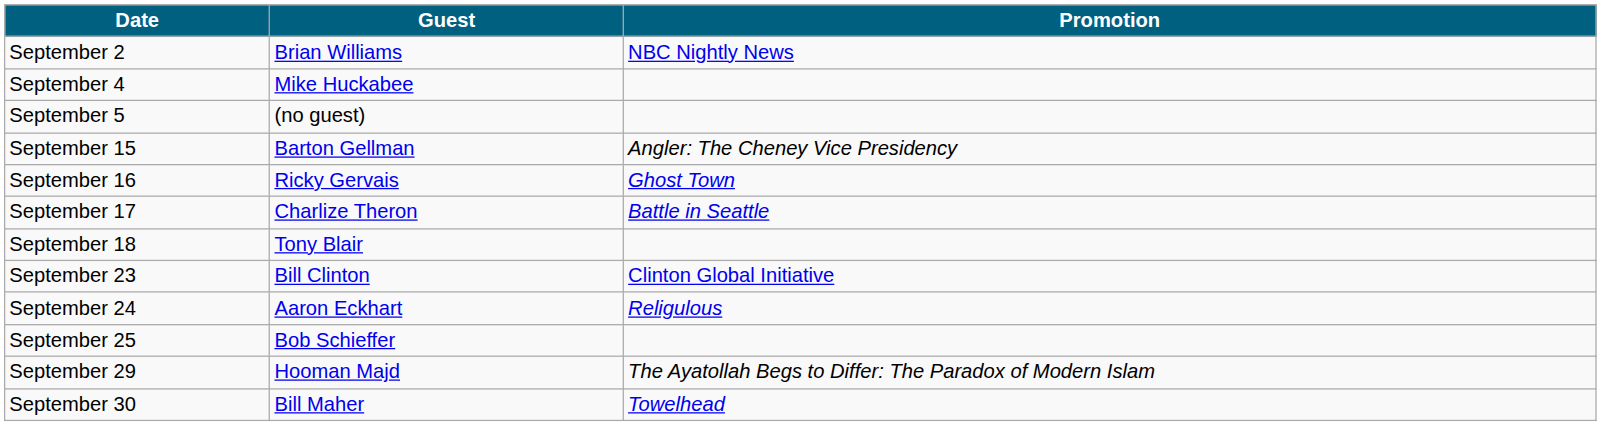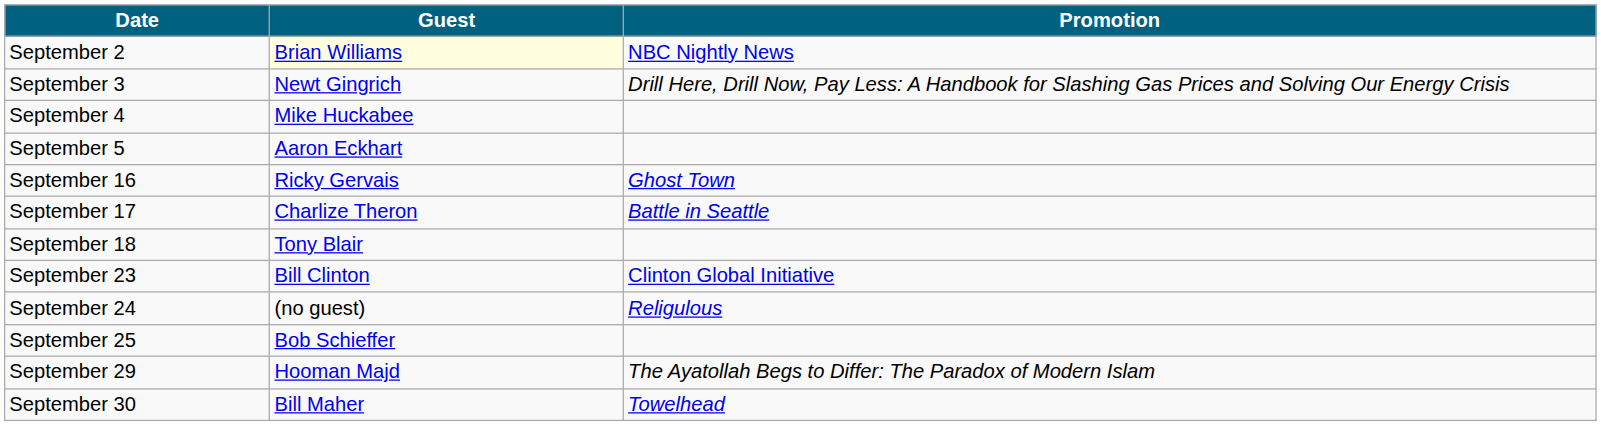(338, 52) no background -> (338, 52) lightyellow background
+ row: (67, 84)
(320, 116) (no guest) -> (338, 148) Aaron Eckhart
- row: (73, 148)
(338, 308) Aaron Eckhart -> (320, 308) (no guest)
